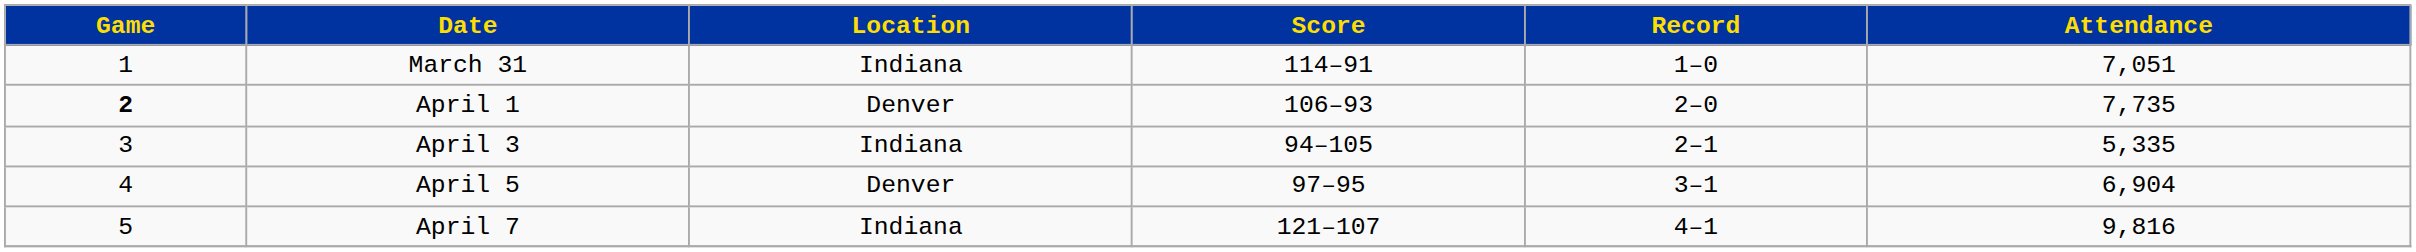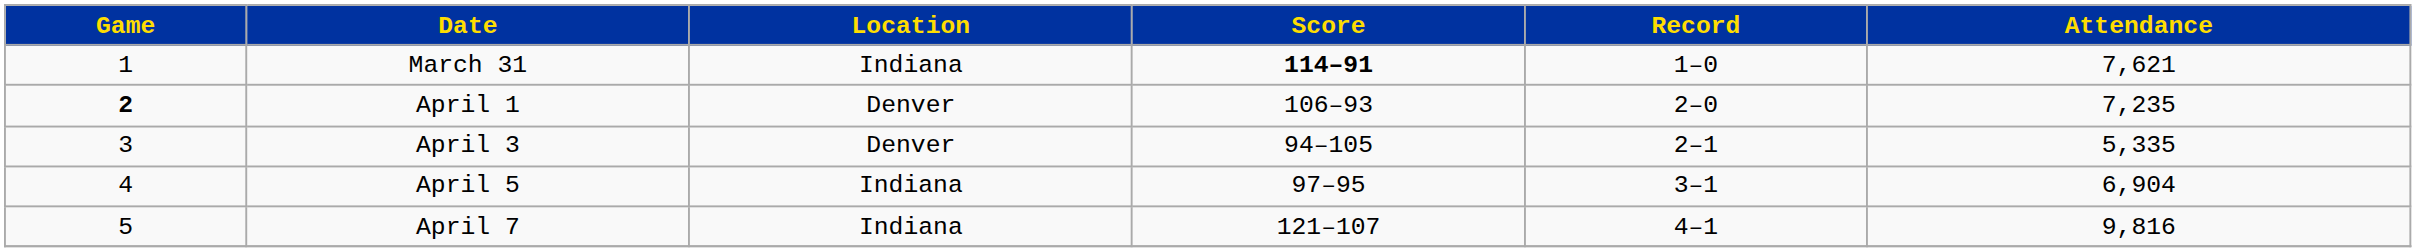(1329, 65) normal -> (1329, 65) bold
(2139, 65) 7,051 -> (2139, 65) 7,621
(2139, 106) 7,735 -> (2139, 106) 7,235
(911, 146) Indiana -> (911, 146) Denver
(911, 186) Denver -> (911, 186) Indiana
